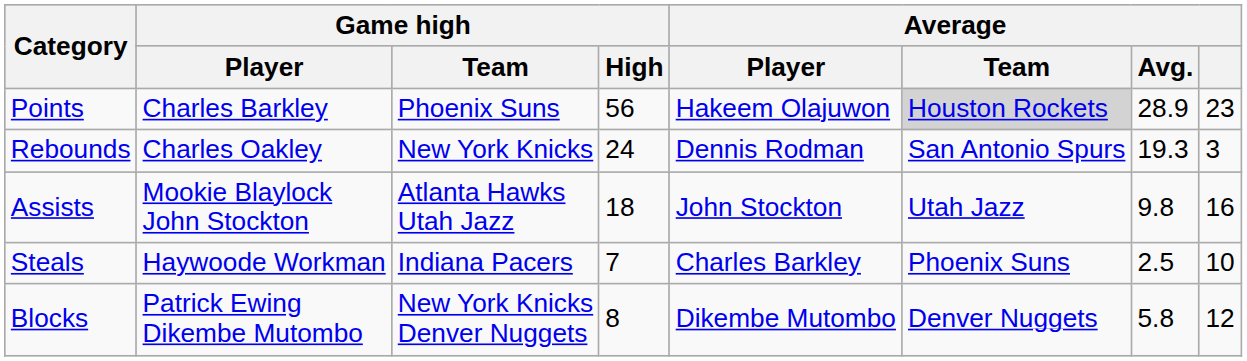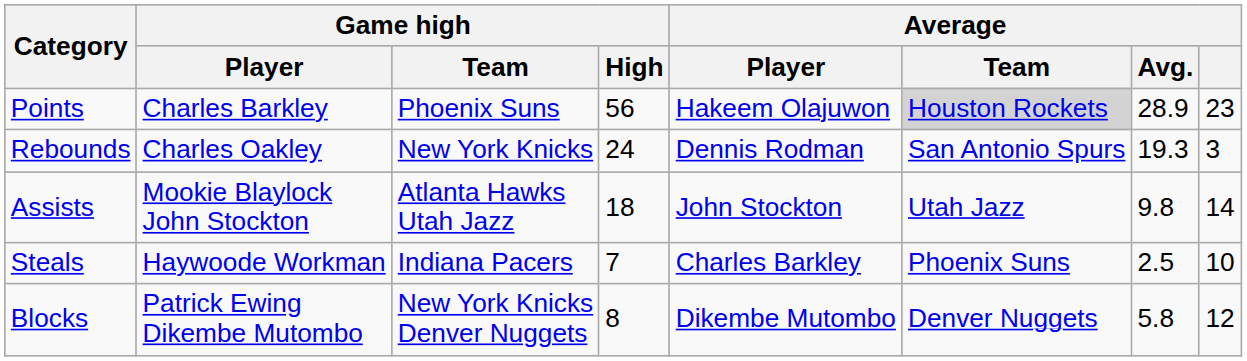(1220, 206) 16 -> (1220, 206) 14
